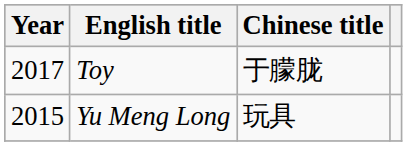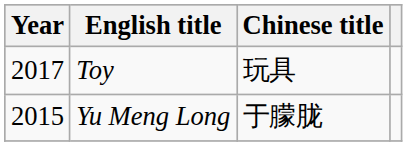(282, 69) 于朦胧 -> (269, 69) 玩具
(269, 116) 玩具 -> (282, 116) 于朦胧
